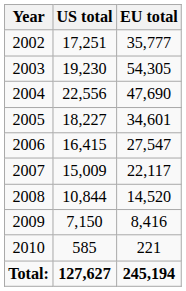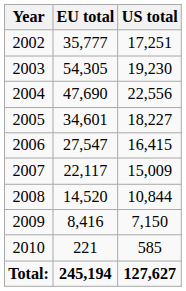columns swapped: (149, 17) <-> (84, 17)
